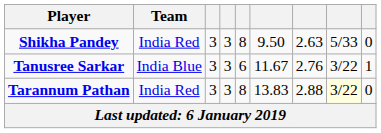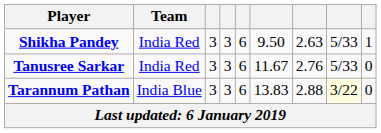(243, 41) 8 -> (243, 41) 6
(369, 41) 0 -> (369, 41) 1
(169, 66) India Blue -> (169, 66) India Red
(344, 66) 3/22 -> (344, 66) 5/33
(369, 66) 1 -> (369, 66) 0
(169, 90) India Red -> (169, 90) India Blue
(243, 90) 8 -> (243, 90) 6
